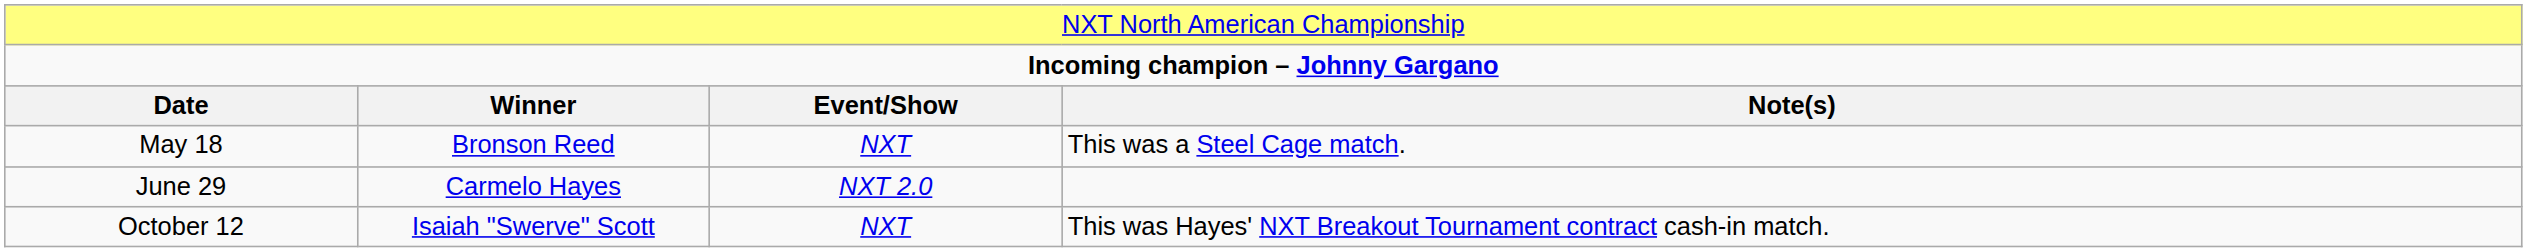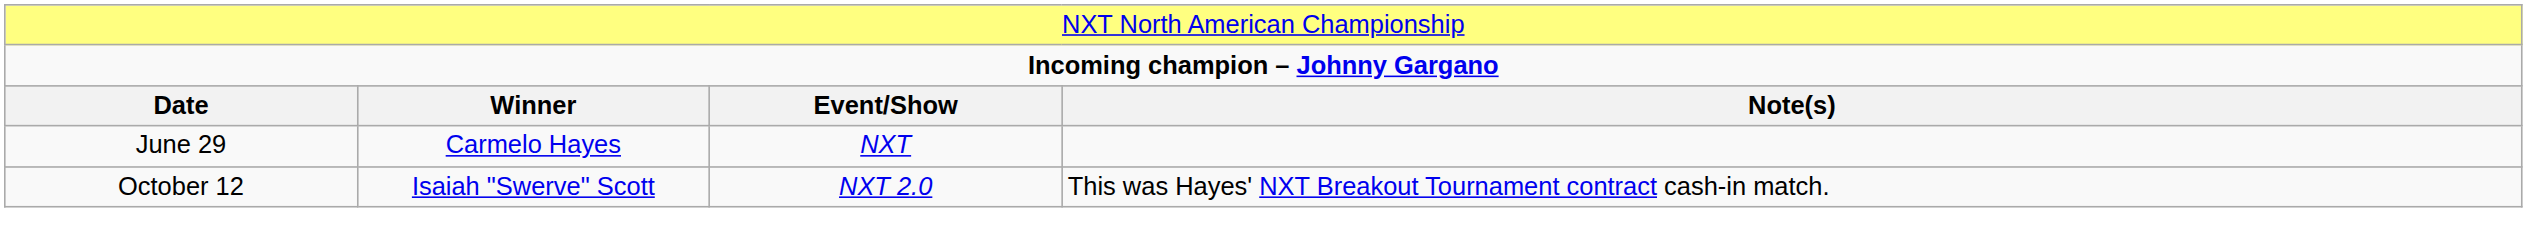- row: (181, 145)
(886, 186) NXT 2.0 -> (886, 145) NXT
(886, 226) NXT -> (886, 186) NXT 2.0
